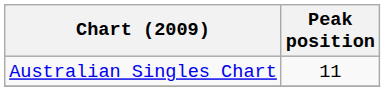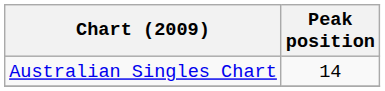(330, 72) 11 -> (330, 72) 14
